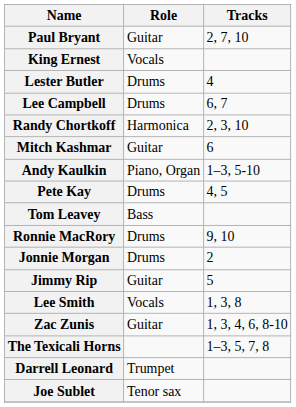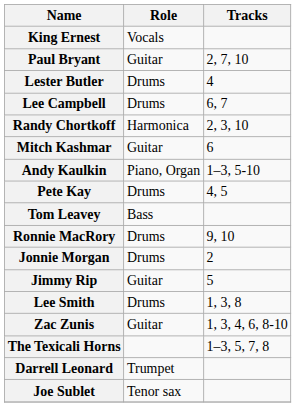rows swapped: (64, 59) <-> (64, 37)
(145, 302) Vocals -> (146, 302) Drums
